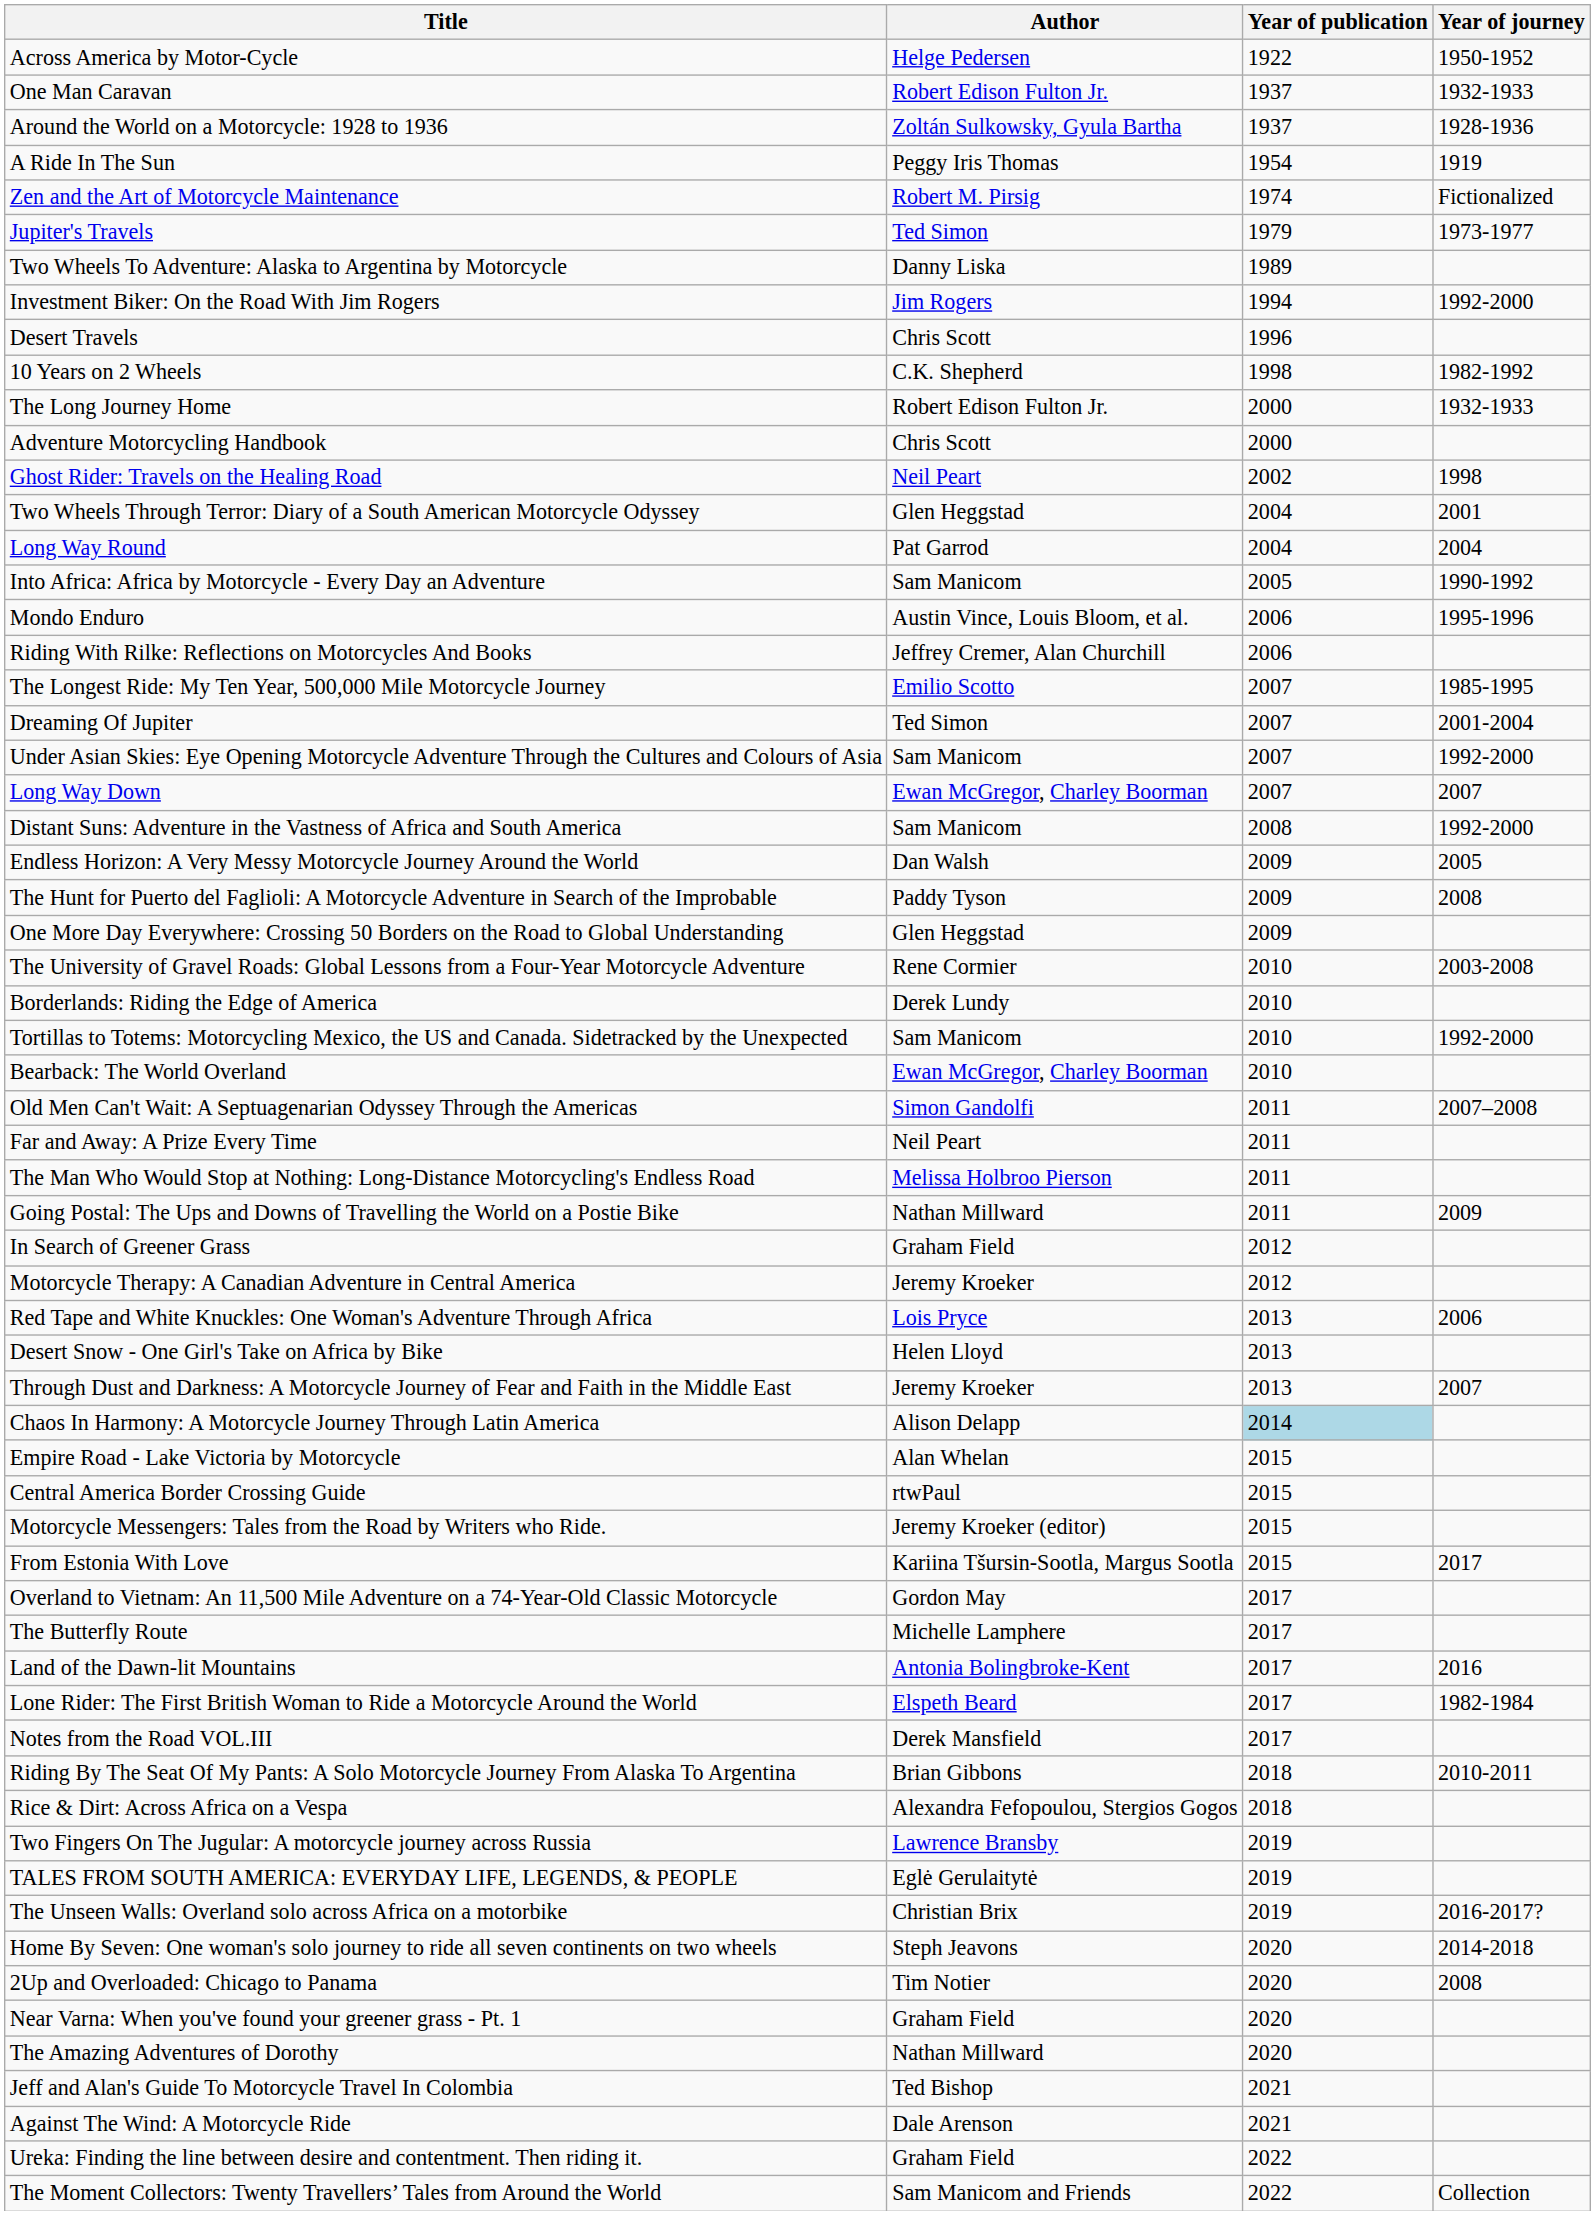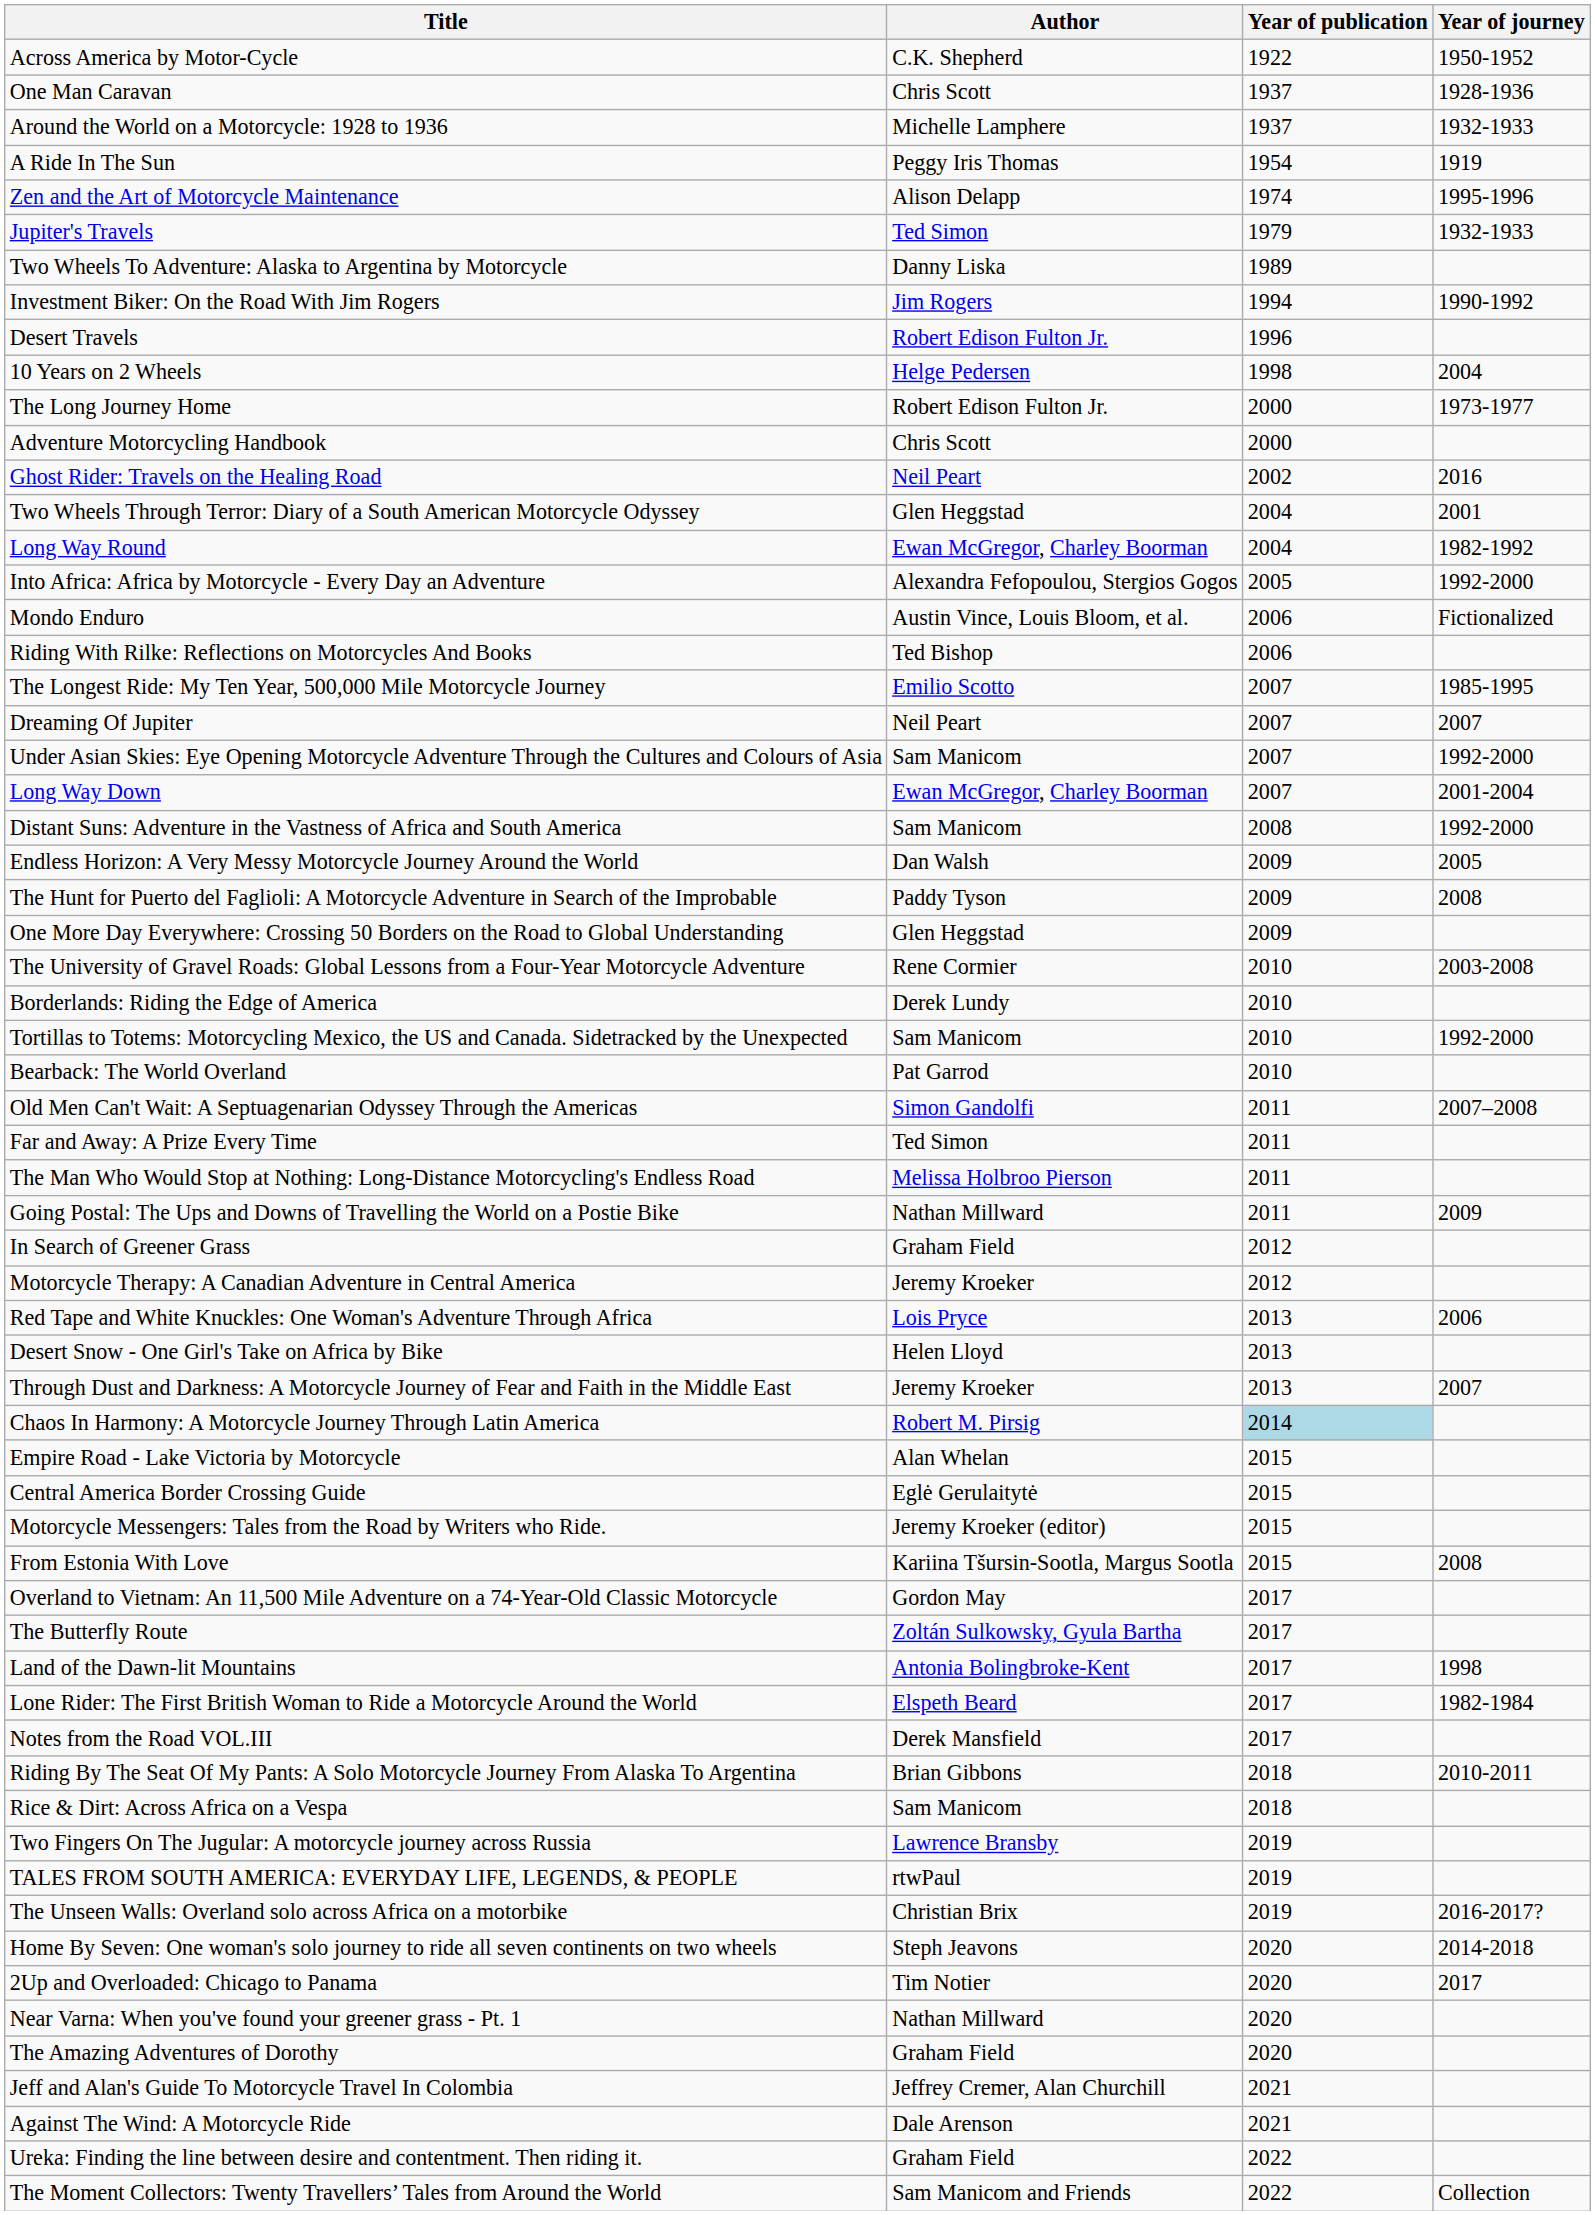(961, 57) Helge Pedersen -> (957, 57) C.K. Shepherd
(1000, 92) Robert Edison Fulton Jr. -> (942, 92) Chris Scott
(1486, 92) 1932-1933 -> (1486, 92) 1928-1936
(1037, 127) Zoltán Sulkowsky, Gyula Bartha -> (979, 127) Michelle Lamphere
(1486, 127) 1928-1936 -> (1486, 127) 1932-1933
(966, 197) Robert M. Pirsig -> (956, 197) Alison Delapp
(1496, 197) Fictionalized -> (1486, 197) 1995-1996
(1486, 232) 1973-1977 -> (1486, 232) 1932-1933
(1486, 302) 1992-2000 -> (1486, 302) 1990-1992
(942, 337) Chris Scott -> (1000, 337) Robert Edison Fulton Jr.
(957, 372) C.K. Shepherd -> (961, 372) Helge Pedersen
(1486, 372) 1982-1992 -> (1460, 372) 2004
(1486, 407) 1932-1933 -> (1486, 407) 1973-1977
(1460, 477) 1998 -> (1460, 477) 2016
(940, 547) Pat Garrod -> (1050, 547) Ewan McGregor, Charley Boorman
(1460, 547) 2004 -> (1486, 547) 1982-1992
(957, 582) Sam Manicom -> (1065, 582) Alexandra Fefopoulou, Stergios Gogos
(1486, 582) 1990-1992 -> (1486, 582) 1992-2000
(1486, 617) 1995-1996 -> (1496, 617) Fictionalized
(1029, 652) Jeffrey Cremer, Alan Churchill -> (943, 652) Ted Bishop
(940, 722) Ted Simon -> (937, 722) Neil Peart
(1486, 722) 2001-2004 -> (1460, 722) 2007
(1460, 792) 2007 -> (1486, 792) 2001-2004
(1050, 1072) Ewan McGregor, Charley Boorman -> (940, 1072) Pat Garrod
(937, 1142) Neil Peart -> (940, 1142) Ted Simon
(956, 1422) Alison Delapp -> (966, 1422) Robert M. Pirsig
(927, 1492) rtwPaul -> (965, 1492) Eglė Gerulaitytė
(1460, 1562) 2017 -> (1460, 1562) 2008
(979, 1632) Michelle Lamphere -> (1037, 1632) Zoltán Sulkowsky, Gyula Bartha
(1460, 1667) 2016 -> (1460, 1667) 1998
(1065, 1807) Alexandra Fefopoulou, Stergios Gogos -> (957, 1807) Sam Manicom
(965, 1877) Eglė Gerulaitytė -> (927, 1877) rtwPaul
(1460, 1982) 2008 -> (1460, 1982) 2017
(953, 2018) Graham Field -> (968, 2018) Nathan Millward
(968, 2053) Nathan Millward -> (953, 2053) Graham Field
(943, 2088) Ted Bishop -> (1029, 2088) Jeffrey Cremer, Alan Churchill
